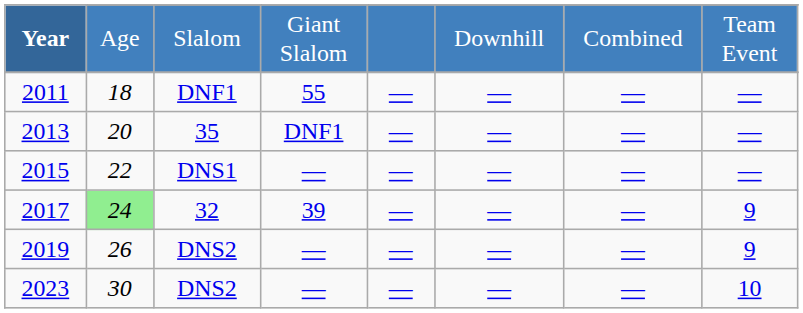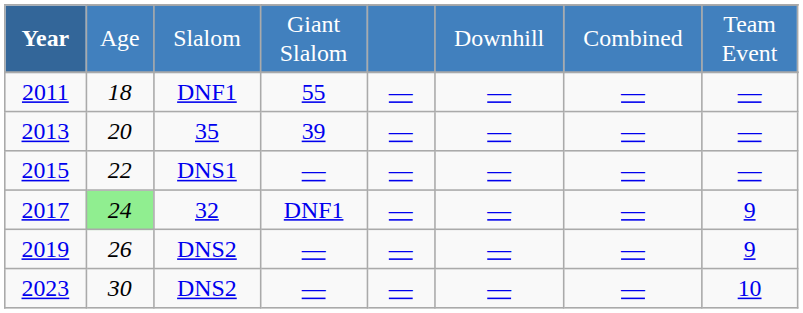(314, 131) DNF1 -> (314, 131) 39
(314, 210) 39 -> (314, 210) DNF1
